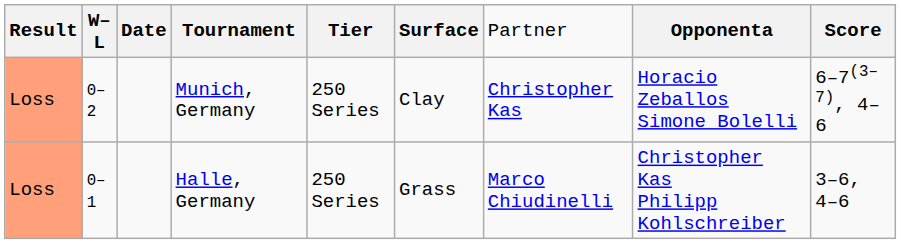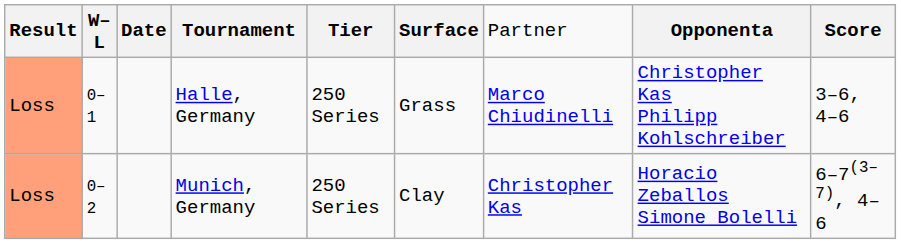rows swapped: (215, 190) <-> (215, 100)
